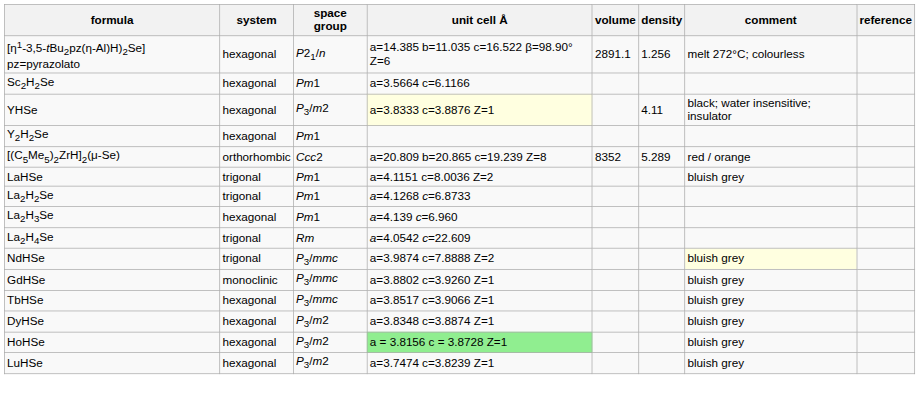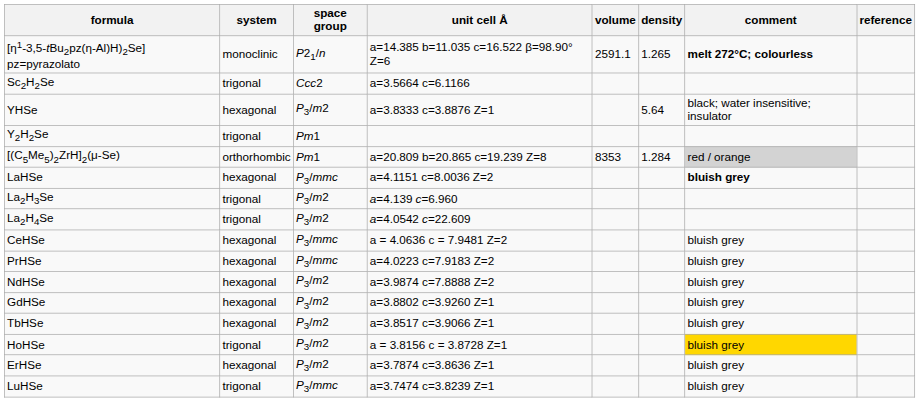(249, 54) hexagonal -> (250, 54) monoclinic
(613, 54) 2891.1 -> (613, 54) 2591.1
(656, 54) 1.256 -> (656, 54) 1.265
(746, 54) normal -> (750, 54) bold
(249, 83) hexagonal -> (242, 83) trigonal
(308, 83) Pm1 -> (309, 83) Ccc2
(432, 109) lightyellow background -> (432, 109) no background
(652, 109) 4.11 -> (653, 109) 5.64
(249, 136) hexagonal -> (242, 136) trigonal
(309, 157) Ccc2 -> (308, 157) Pm1
(608, 157) 8352 -> (608, 157) 8353
(656, 157) 5.289 -> (656, 157) 1.284
(719, 157) no background -> (719, 157) lightgrey background
(242, 176) trigonal -> (249, 177) hexagonal
(308, 176) Pm1 -> (317, 178) P3/mmc
(716, 176) normal -> (719, 177) bold
- row: (30, 196)
(249, 217) hexagonal -> (242, 198) trigonal
(308, 217) Pm1 -> (312, 199) P3/m2
(305, 238) Rm -> (312, 220) P3/m2
+ row: (26, 240)
+ row: (24, 261)
(242, 259) trigonal -> (249, 282) hexagonal
(317, 259) P3/mmc -> (312, 282) P3/m2
(716, 259) lightyellow background -> (716, 282) no background
(250, 279) monoclinic -> (249, 303) hexagonal
(317, 280) P3/mmc -> (312, 303) P3/m2
(317, 301) P3/mmc -> (312, 324) P3/m2
- row: (26, 321)
(249, 342) hexagonal -> (242, 344) trigonal
(439, 342) lightgreen background -> (438, 344) no background
(716, 342) no background -> (716, 344) gold background
+ row: (24, 365)
(249, 363) hexagonal -> (242, 386) trigonal
(312, 363) P3/m2 -> (317, 386) P3/mmc
